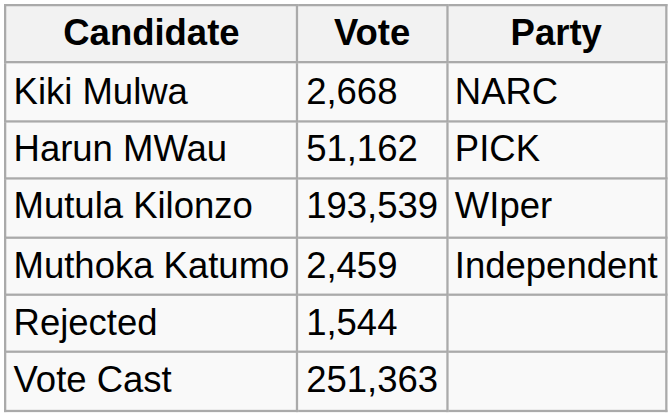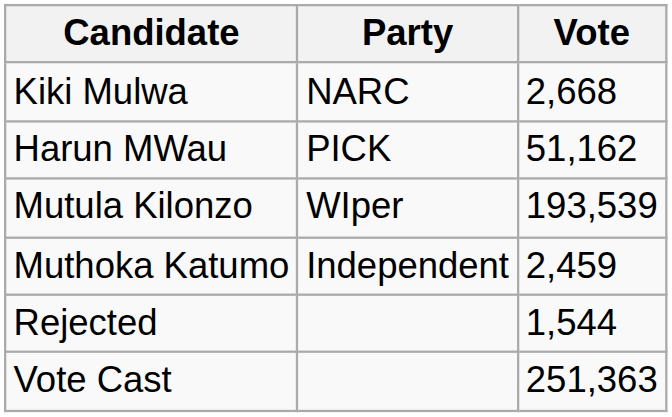columns swapped: (556, 33) <-> (372, 33)
